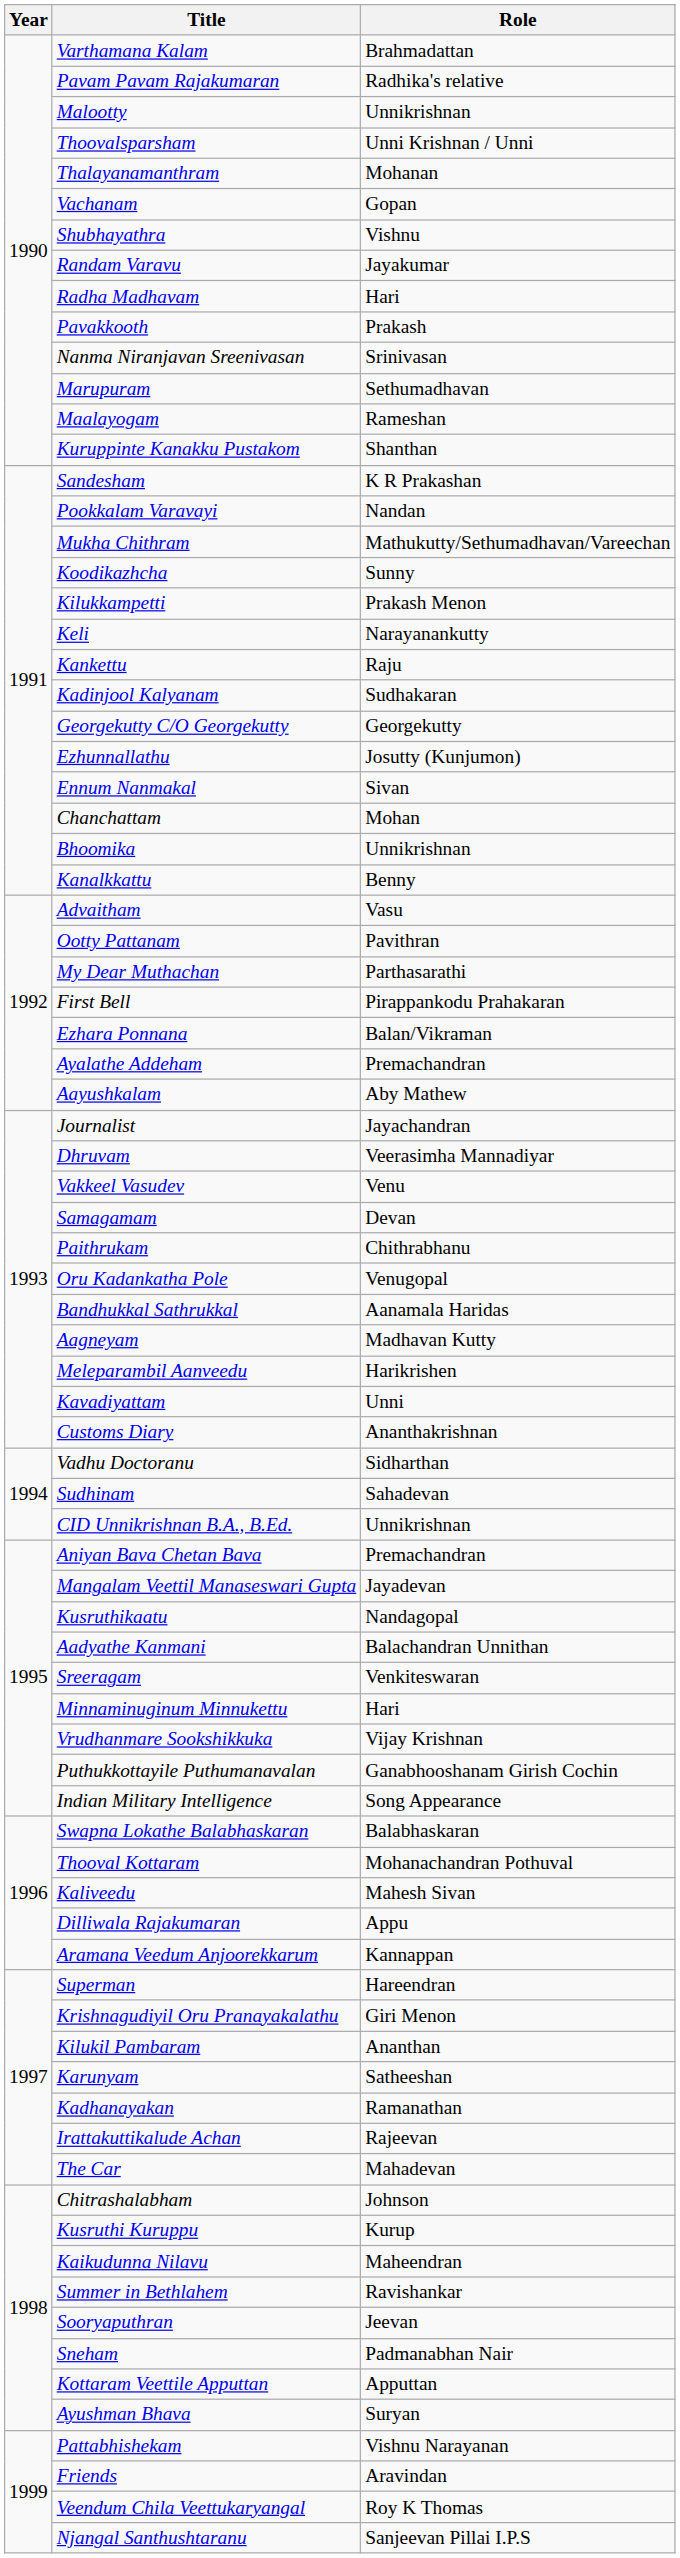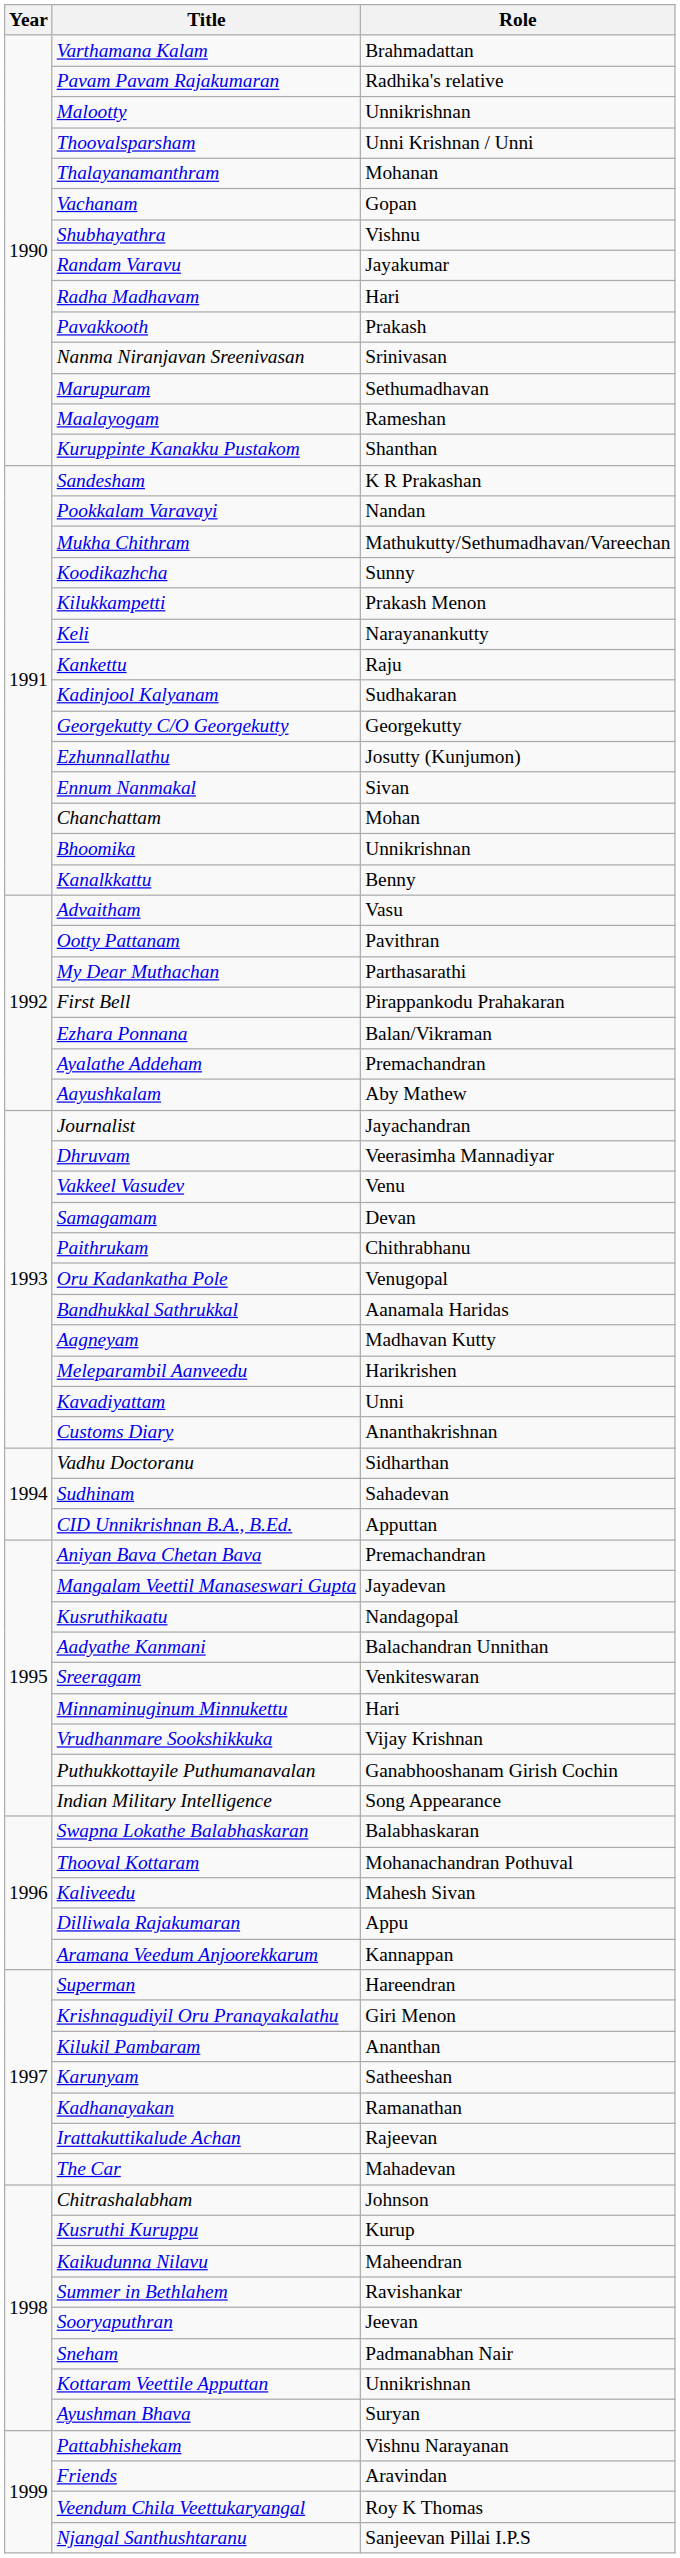(418, 1524) Unnikrishnan -> (401, 1524) Apputtan
(401, 2384) Apputtan -> (418, 2384) Unnikrishnan
